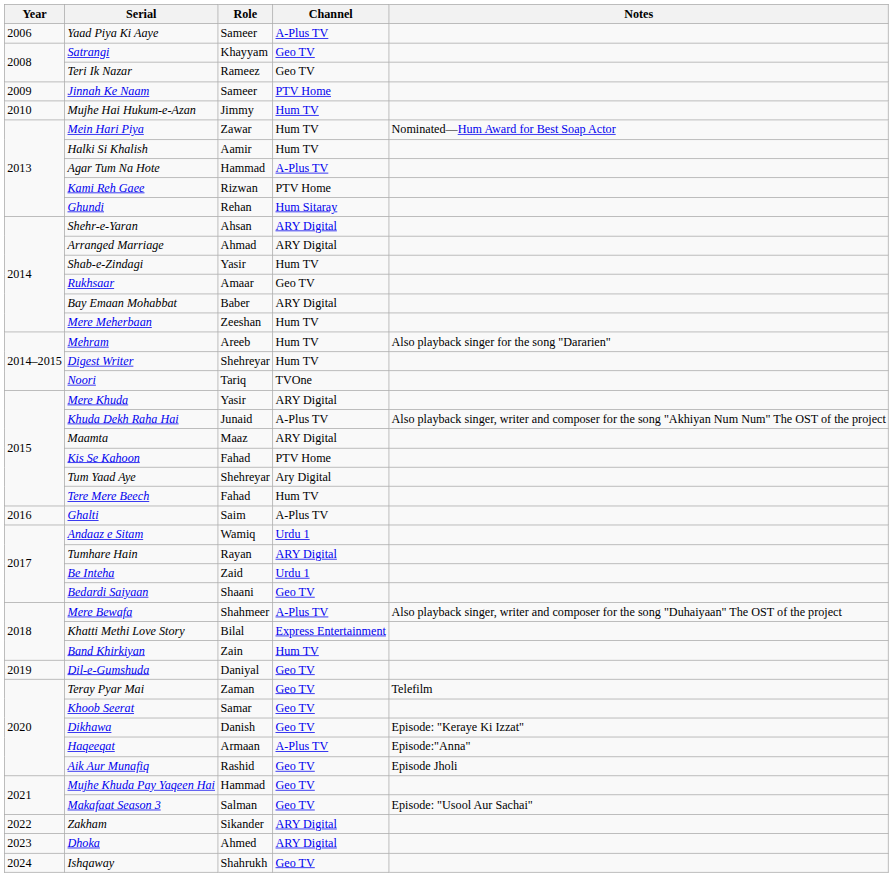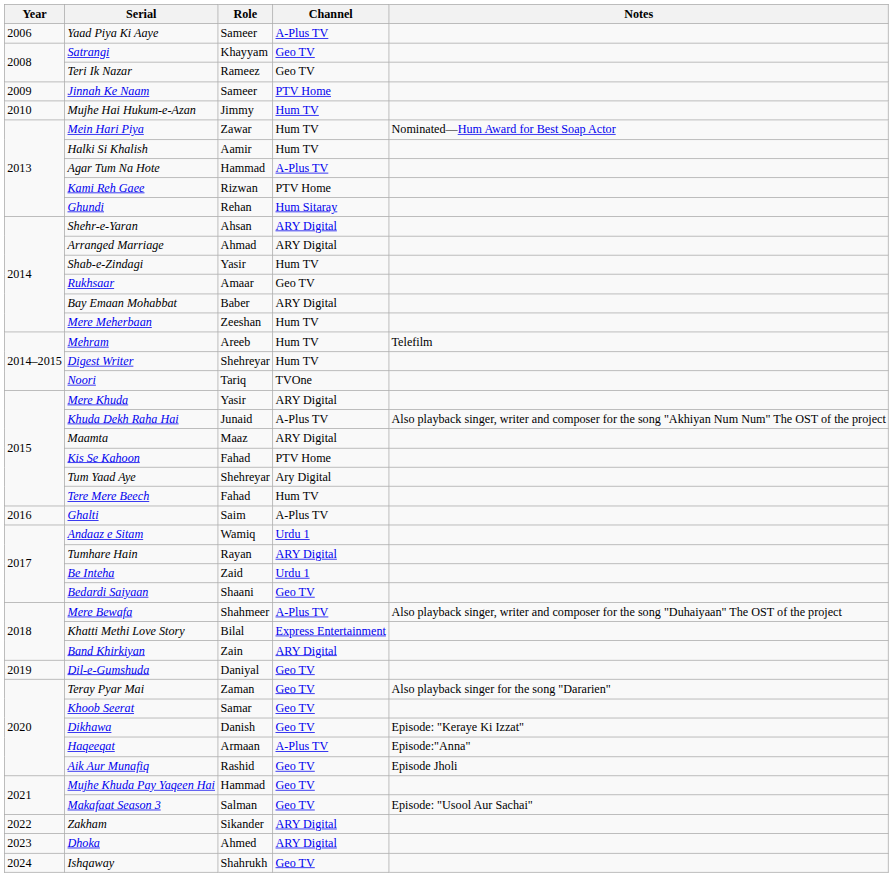(501, 341) Also playback singer for the song "Dararien" -> (412, 341) Telefilm
(297, 650) Hum TV -> (306, 650) ARY Digital
(412, 689) Telefilm -> (501, 689) Also playback singer for the song "Dararien"
